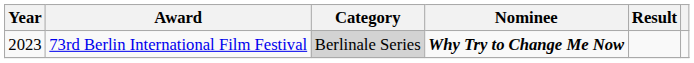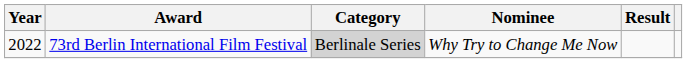(25, 44) 2023 -> (25, 44) 2022
(526, 44) bold -> (523, 44) normal
